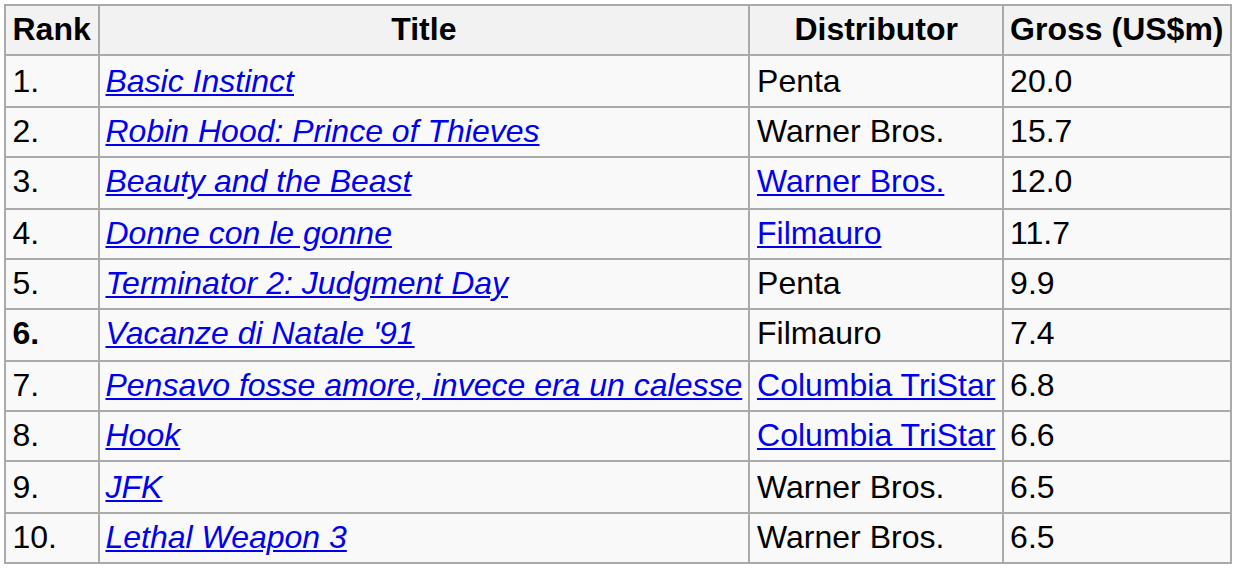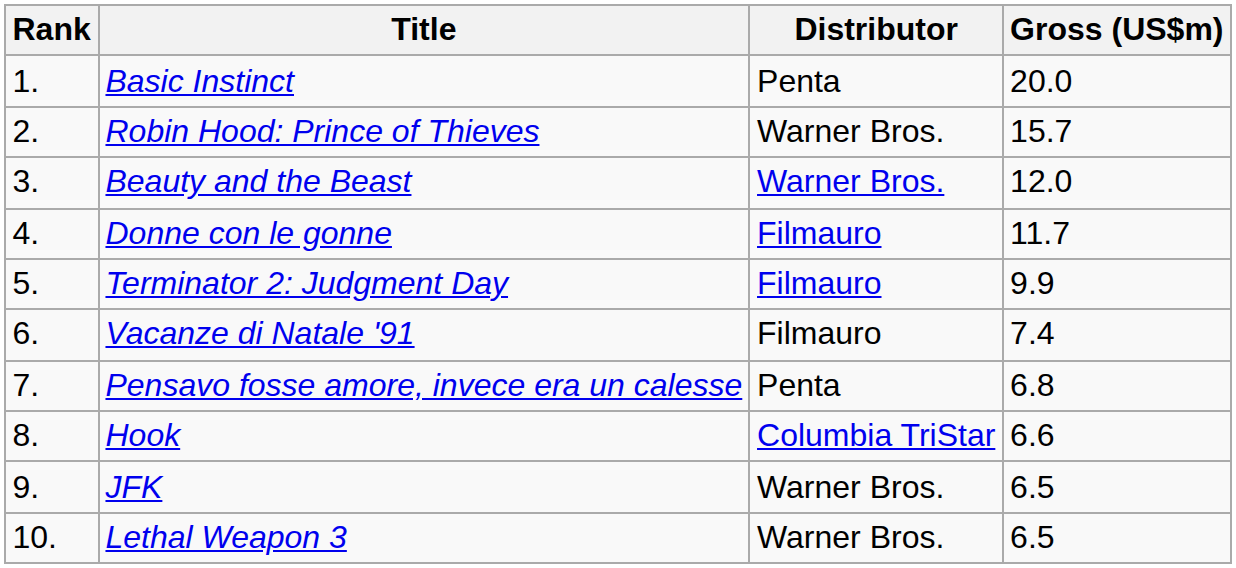(799, 283) Penta -> (819, 283) Filmauro
(26, 334) bold -> (26, 334) normal
(876, 385) Columbia TriStar -> (799, 385) Penta
